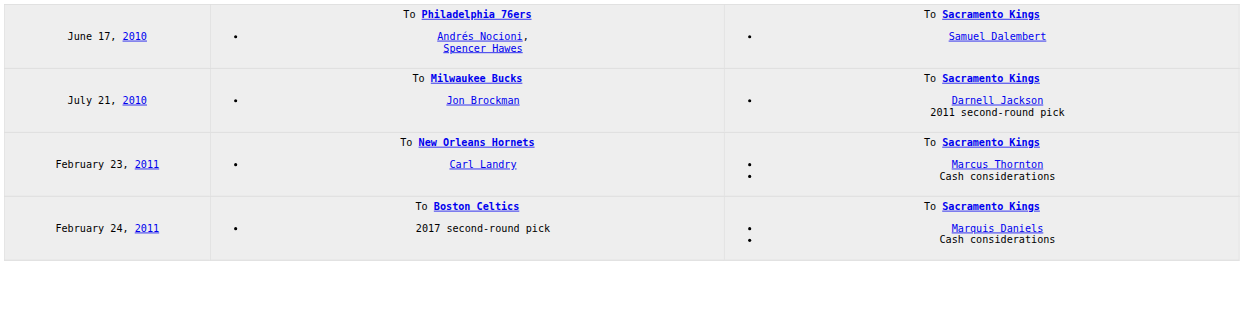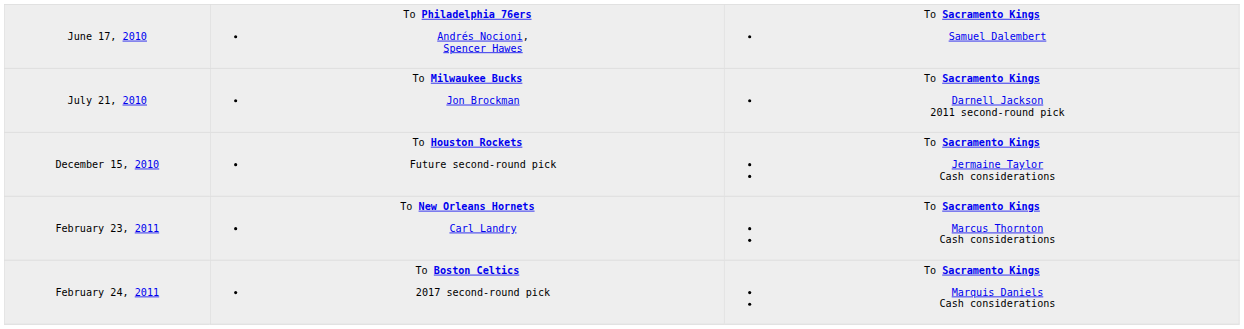+ row: (107, 164)
